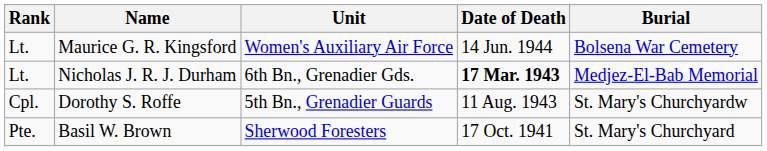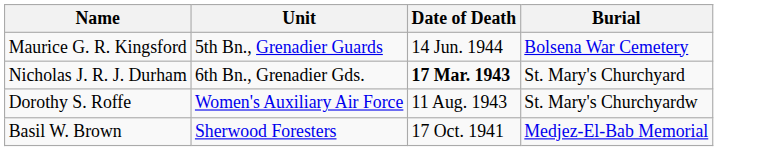- column: (29, 18)
(349, 46) Women's Auxiliary Air Force -> (289, 46) 5th Bn., Grenadier Guards
(666, 74) Medjez-El-Bab Memorial -> (605, 74) St. Mary's Churchyard
(339, 103) 5th Bn., Grenadier Guards -> (299, 103) Women's Auxiliary Air Force
(654, 131) St. Mary's Churchyard -> (616, 131) Medjez-El-Bab Memorial
